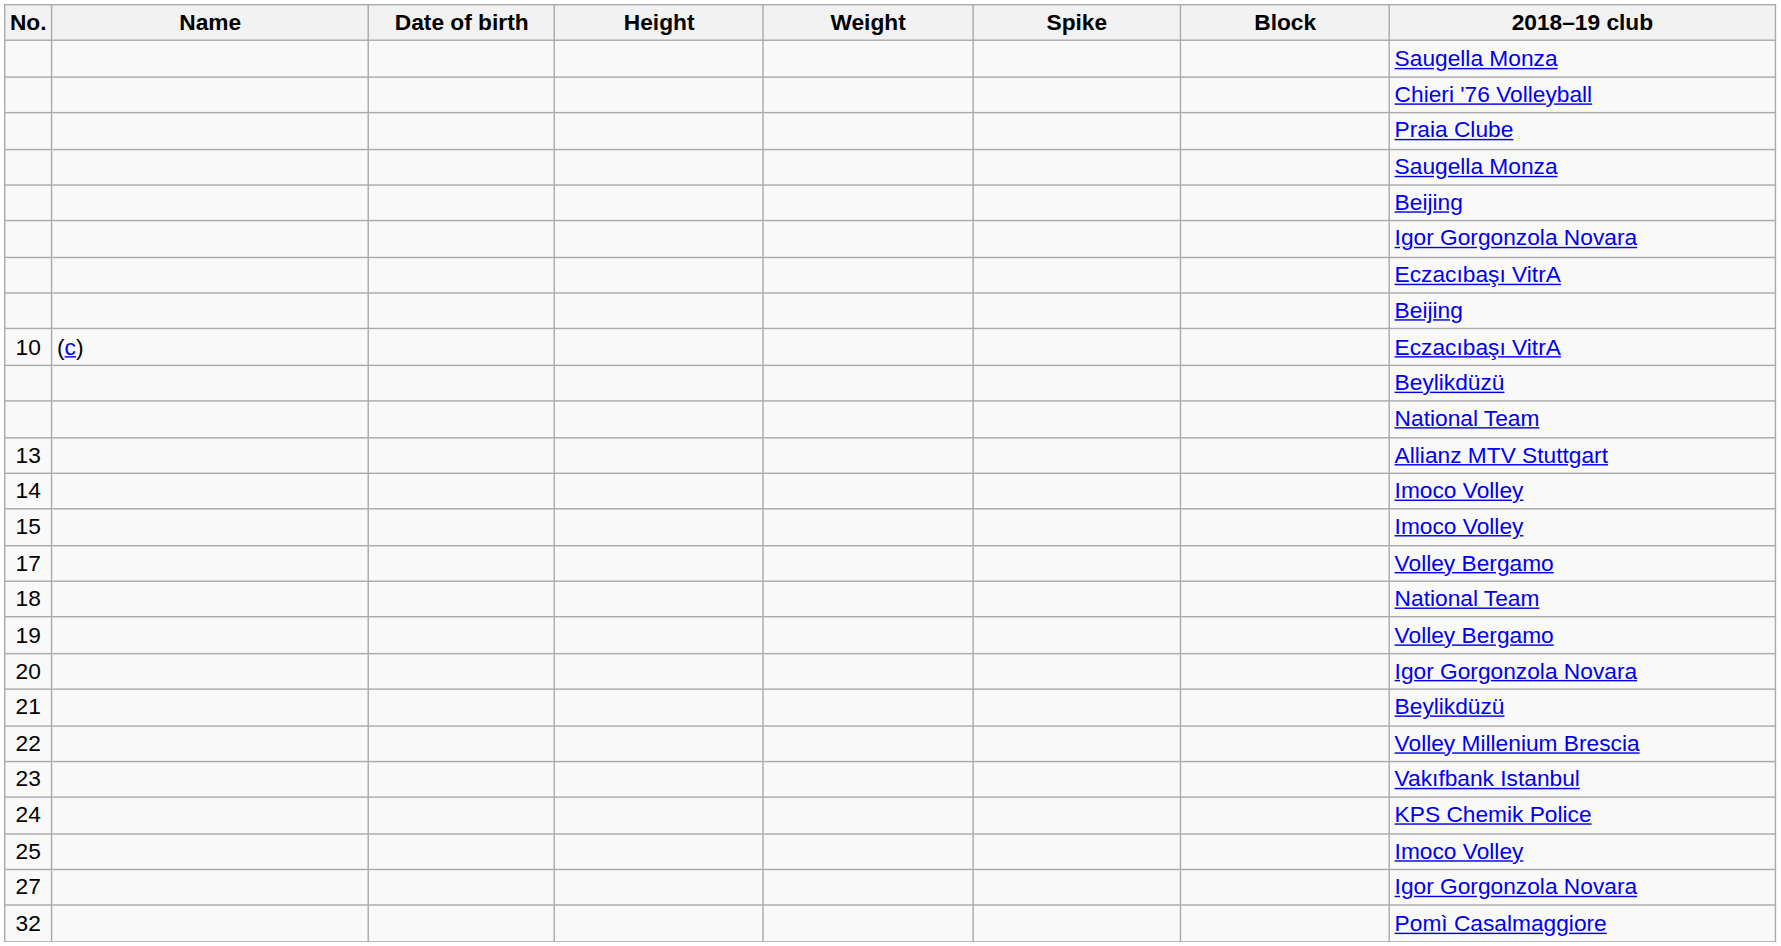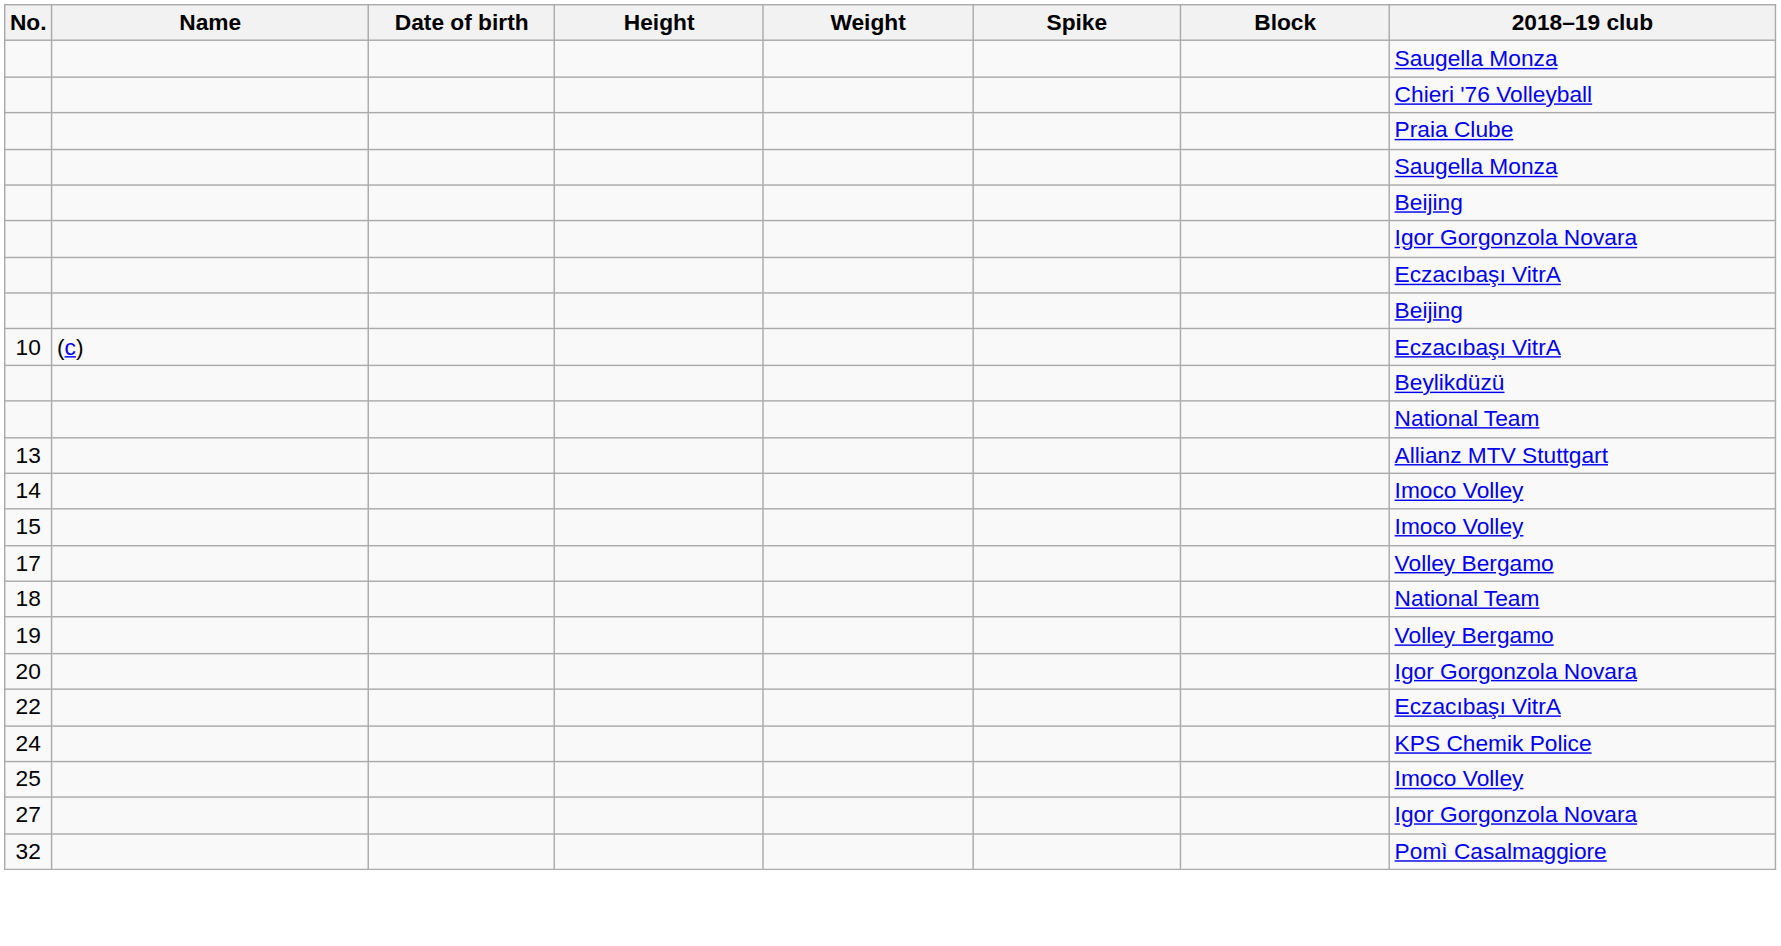- row: (28, 707)
(1517, 743) Volley Millenium Brescia -> (1478, 707) Eczacıbaşı VitrA
- row: (28, 779)
